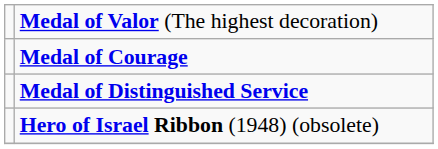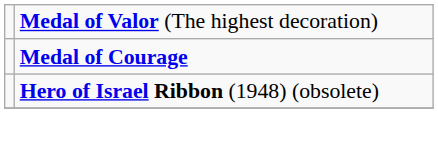- row: (164, 90)
